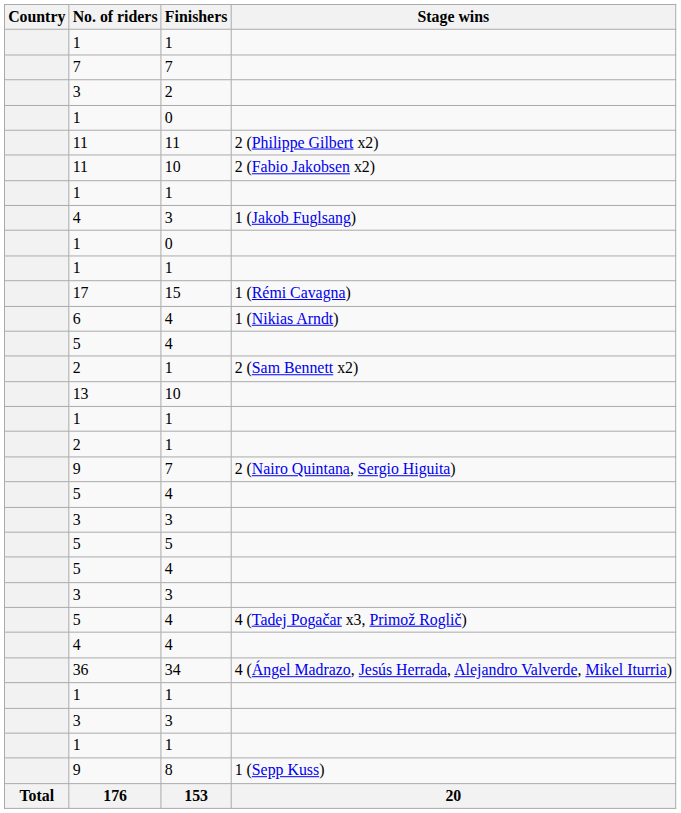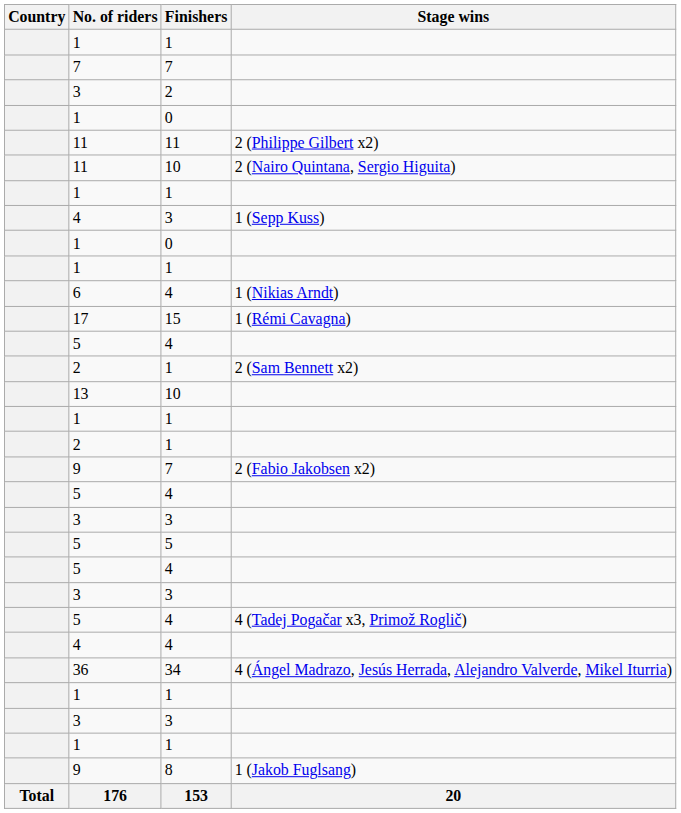(305, 167) 2 (Fabio Jakobsen x2) -> (345, 167) 2 (Nairo Quintana, Sergio Higuita)
(295, 218) 1 (Jakob Fuglsang) -> (280, 218) 1 (Sepp Kuss)
rows swapped: (81, 293) <-> (77, 318)
(345, 469) 2 (Nairo Quintana, Sergio Higuita) -> (305, 469) 2 (Fabio Jakobsen x2)
(280, 770) 1 (Sepp Kuss) -> (295, 770) 1 (Jakob Fuglsang)
